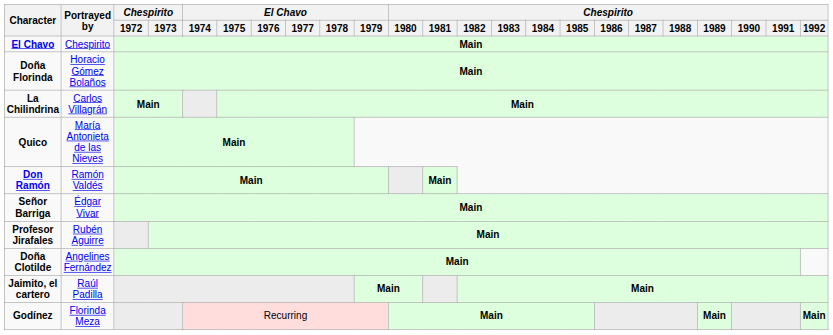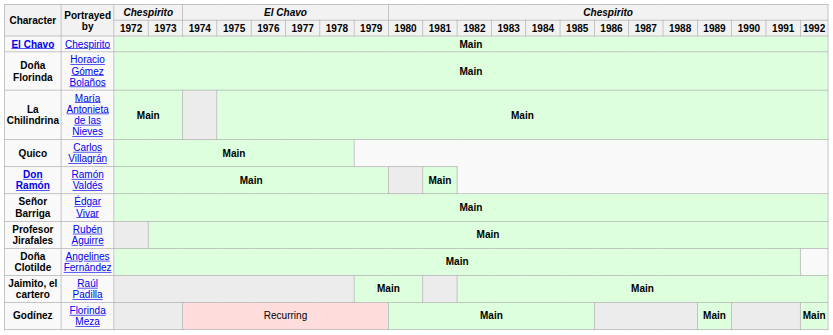(88, 104) Carlos Villagrán -> (88, 115) María Antonieta de las Nieves
(88, 142) María Antonieta de las Nieves -> (88, 154) Carlos Villagrán
